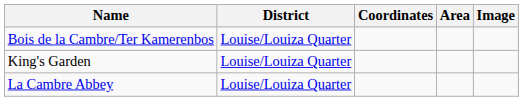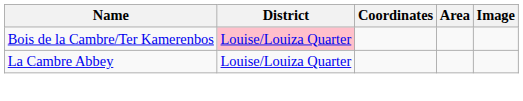(286, 38) no background -> (286, 38) pink background
- row: (49, 61)
